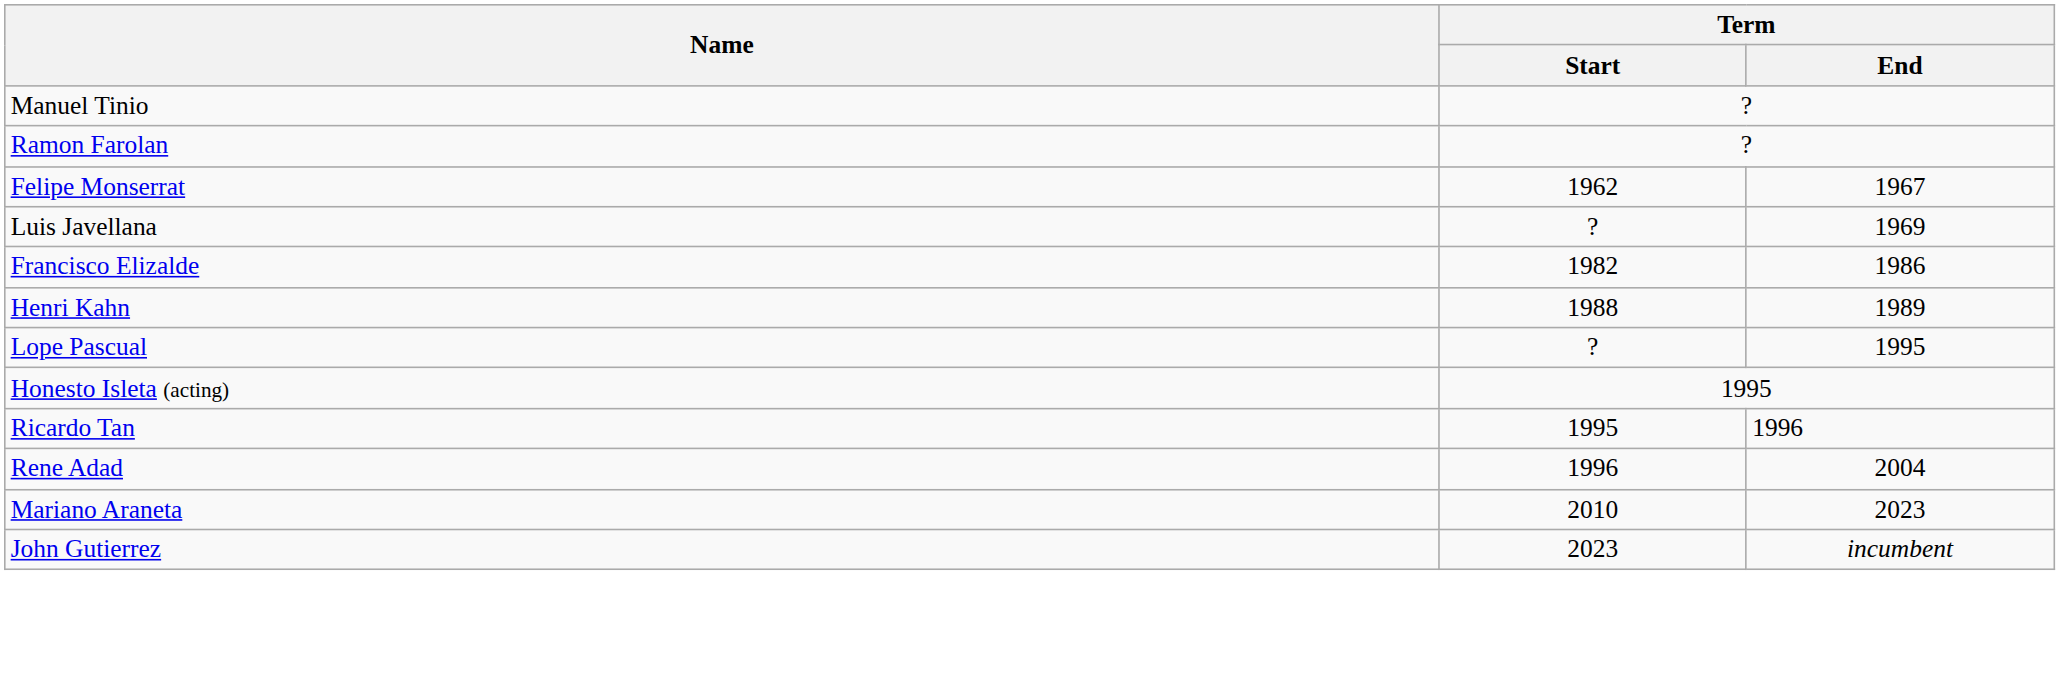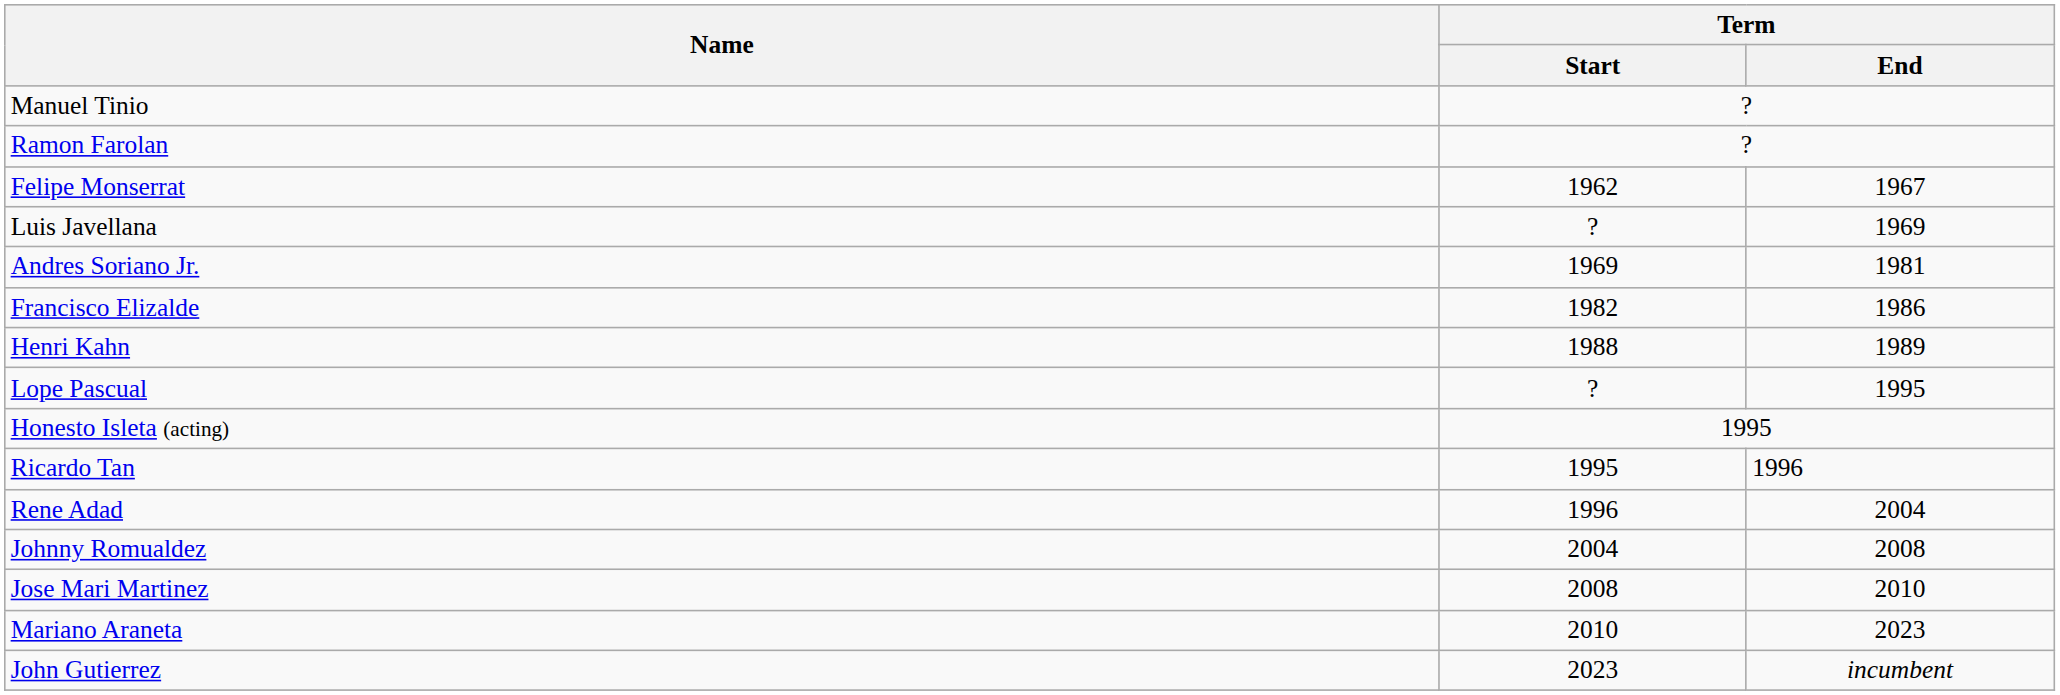+ row: (105, 266)
+ row: (109, 549)
+ row: (110, 589)
